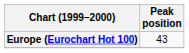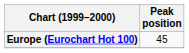(162, 39) 43 -> (162, 39) 45
